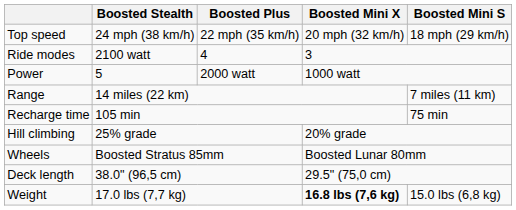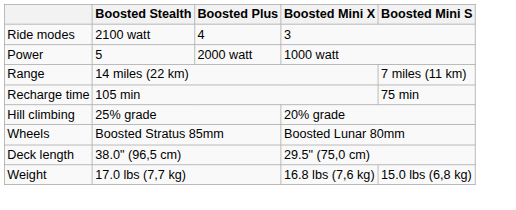- row: (36, 34)
(352, 194) bold -> (329, 174) normal
